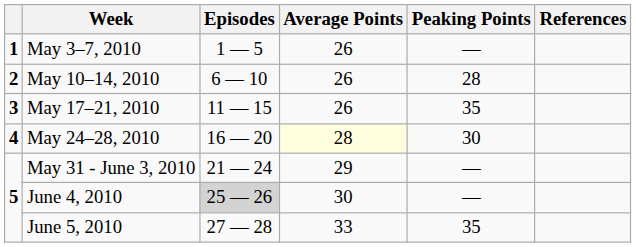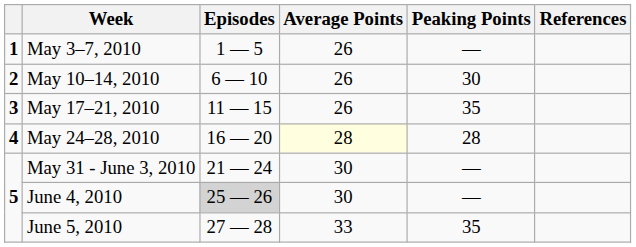(471, 78) 28 -> (471, 78) 30
(471, 138) 30 -> (471, 138) 28
(343, 167) 29 -> (343, 167) 30
